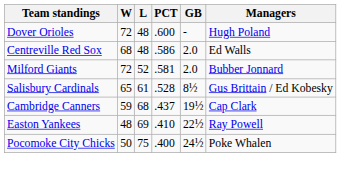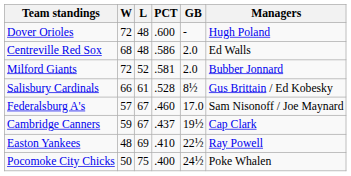(126, 87) 65 -> (126, 87) 66
+ row: (46, 106)
(143, 106) 68 -> (143, 124) 67
